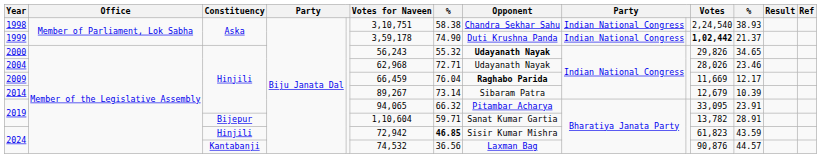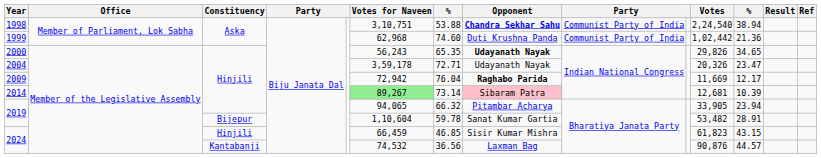(448, 25) 58.38 -> (448, 25) 53.88
(512, 25) normal -> (512, 25) bold
(624, 25) Indian National Congress -> (624, 25) Communist Party of India
(749, 25) 38.93 -> (749, 25) 38.94
(392, 38) 3,59,178 -> (392, 38) 62,968
(448, 38) 74.90 -> (448, 38) 74.60
(624, 38) Indian National Congress -> (624, 38) Communist Party of India
(712, 38) bold -> (712, 38) normal
(749, 38) 21.37 -> (749, 38) 21.36
(448, 52) 55.32 -> (448, 52) 65.35
(392, 65) 62,968 -> (392, 65) 3,59,178
(712, 65) 28,026 -> (712, 65) 20,326
(749, 65) 23.46 -> (749, 65) 23.47
(392, 79) 66,459 -> (392, 79) 72,942
(392, 92) no background -> (392, 92) lightgreen background
(512, 92) no background -> (512, 92) pink background
(712, 92) 12,679 -> (712, 92) 12,681
(712, 106) 33,095 -> (712, 106) 33,905
(749, 106) 23.91 -> (749, 106) 23.94
(448, 120) 59.71 -> (448, 120) 59.78
(712, 120) 13,782 -> (712, 120) 53,482
(392, 133) 72,942 -> (392, 133) 66,459
(448, 133) bold -> (448, 133) normal
(749, 133) 43.59 -> (749, 133) 43.15
